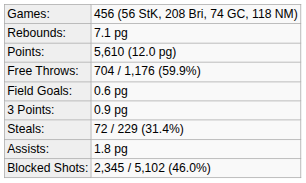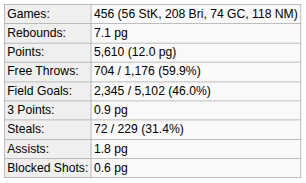(111, 91) 0.6 pg -> (152, 91) 2,345 / 5,102 (46.0%)
(152, 168) 2,345 / 5,102 (46.0%) -> (111, 168) 0.6 pg
